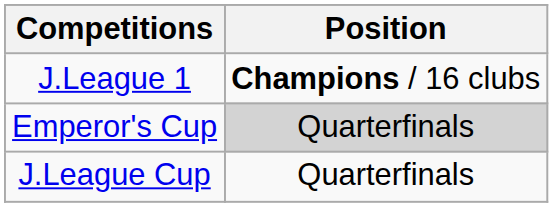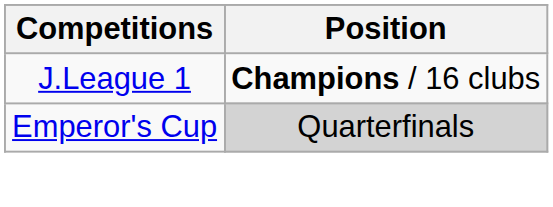- row: (115, 175)
